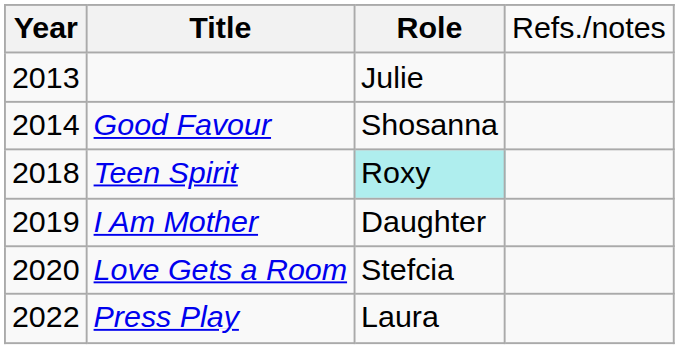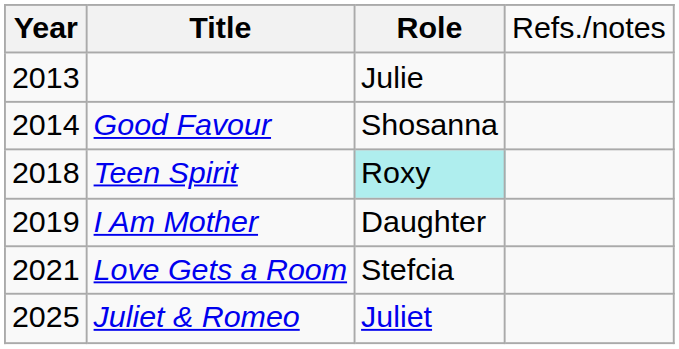(46, 269) 2020 -> (46, 269) 2021
- row: (166, 317)
+ row: (197, 317)
